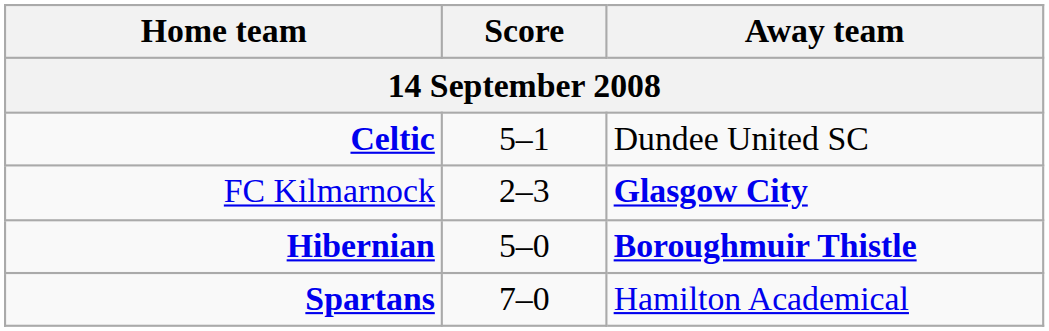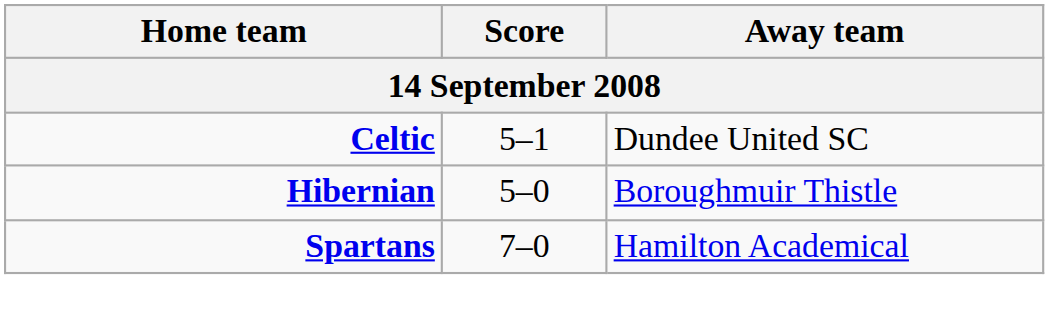- row: (329, 191)
(765, 245) bold -> (755, 191) normal
